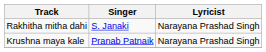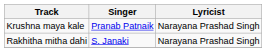rows swapped: (47, 26) <-> (45, 41)
